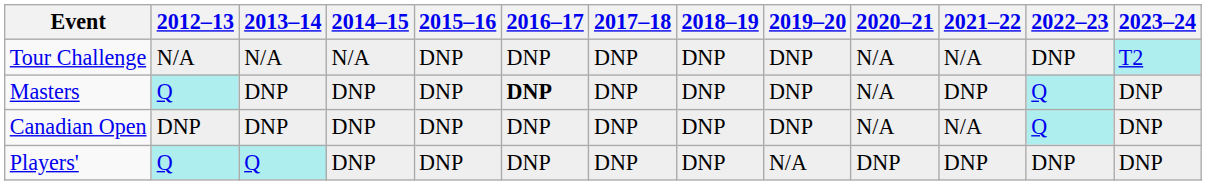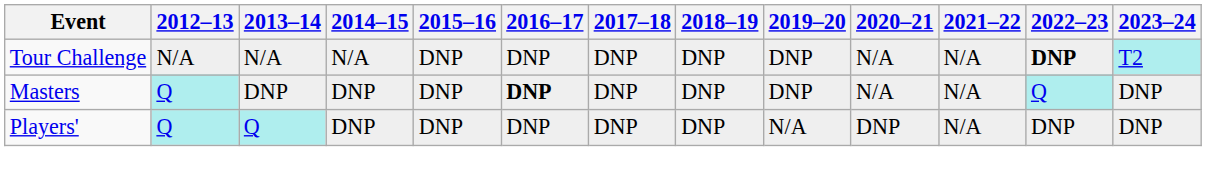(1053, 57) normal -> (1054, 57) bold
(966, 92) DNP -> (963, 92) N/A
- row: (78, 127)
(966, 162) DNP -> (963, 127) N/A
